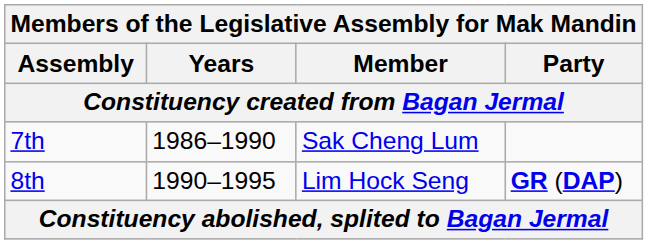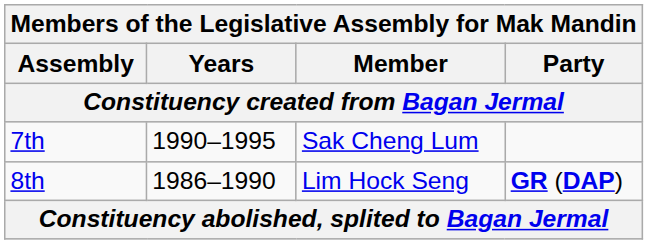(214, 141) 1986–1990 -> (214, 141) 1990–1995
(214, 180) 1990–1995 -> (214, 180) 1986–1990
